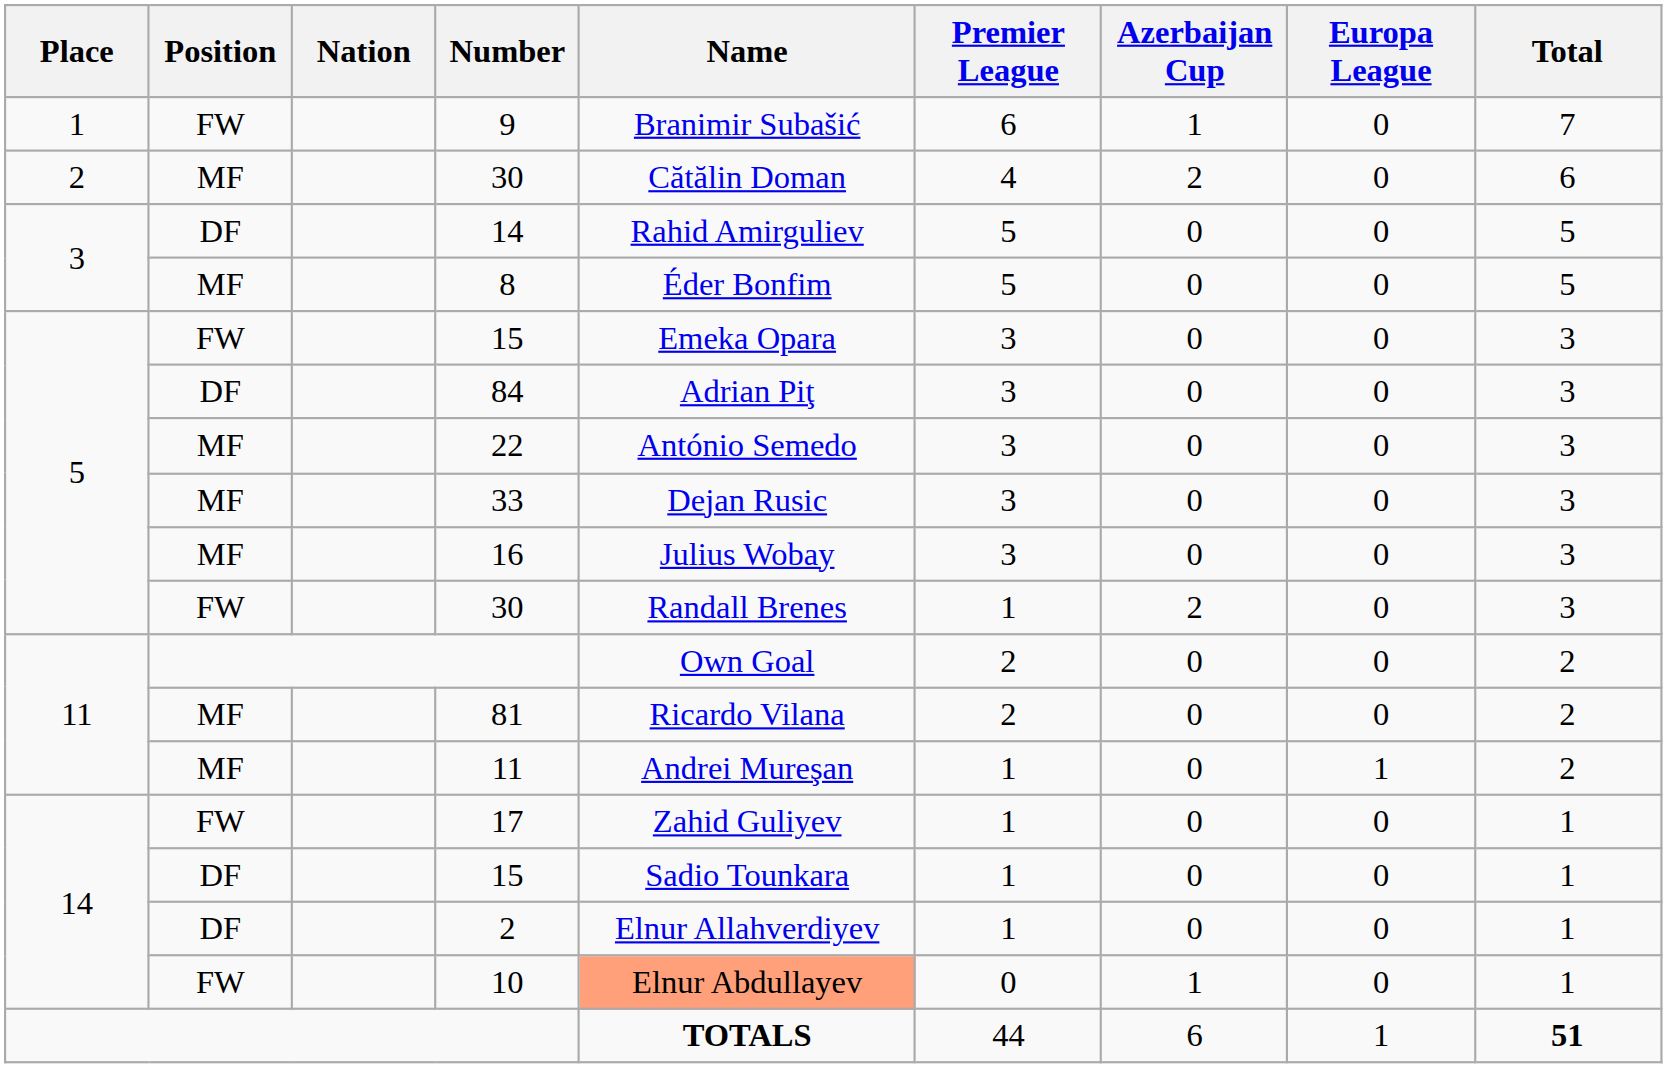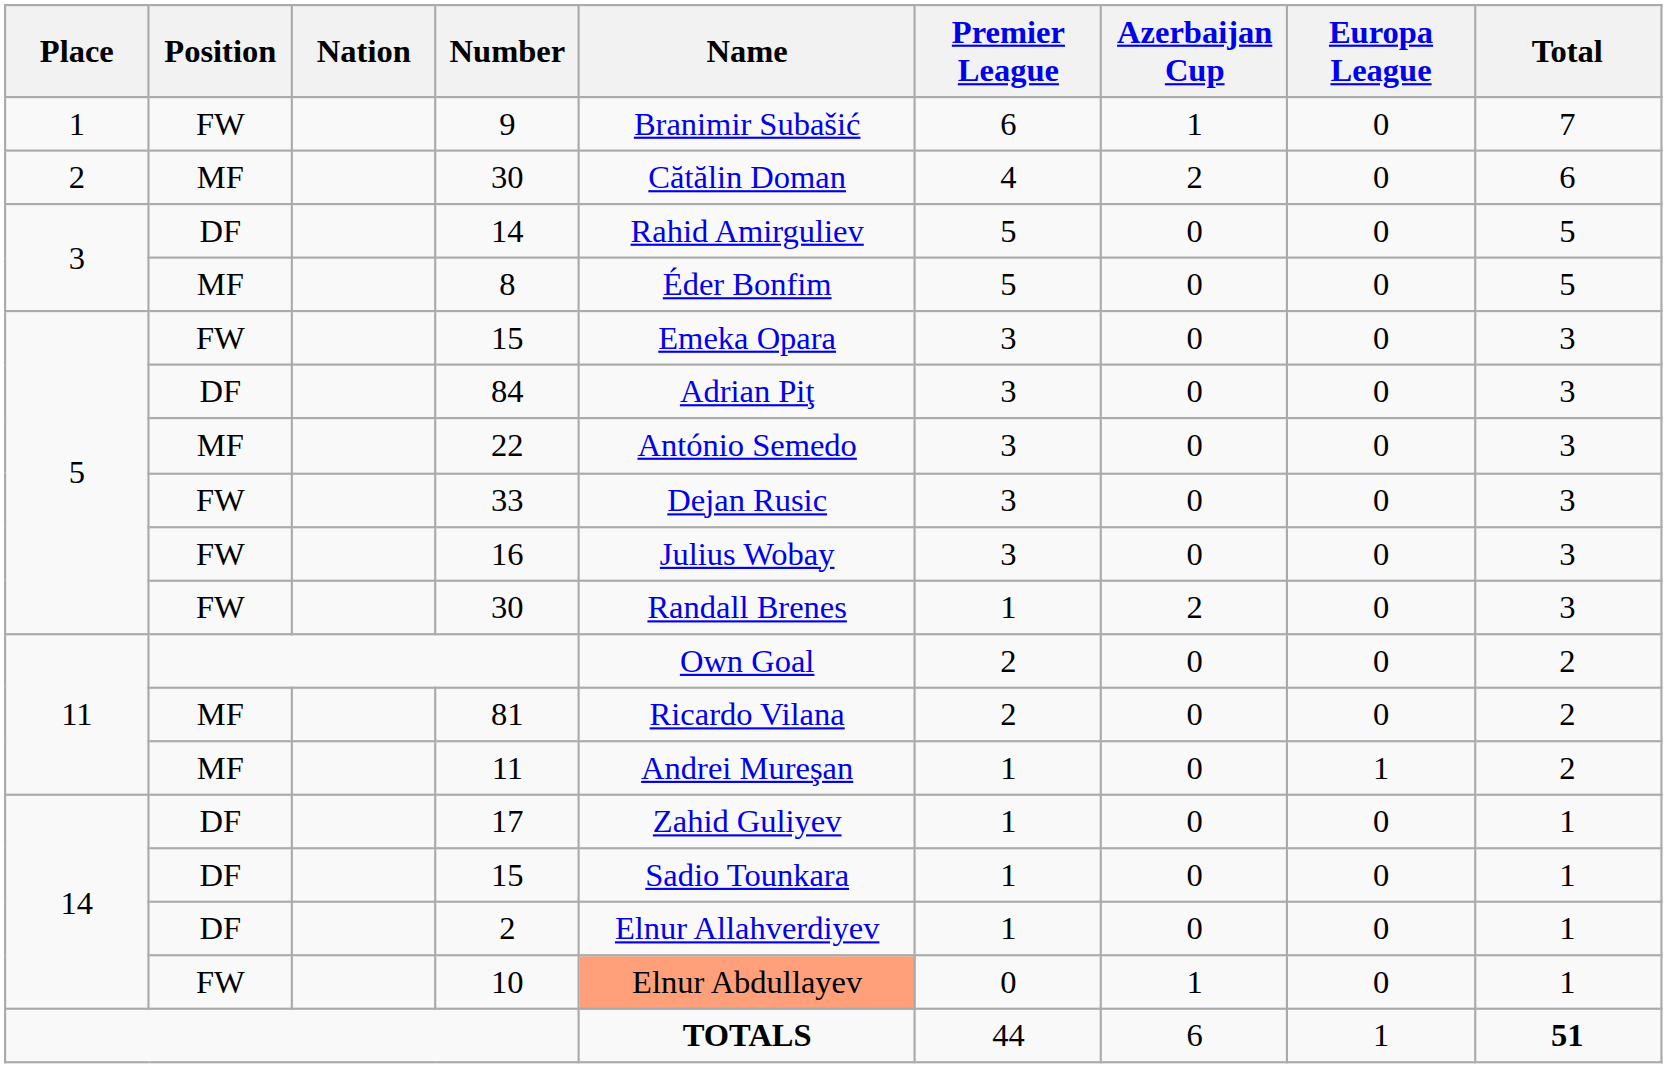(220, 499) MF -> (220, 499) FW
(220, 552) MF -> (220, 552) FW
(220, 820) FW -> (220, 820) DF
